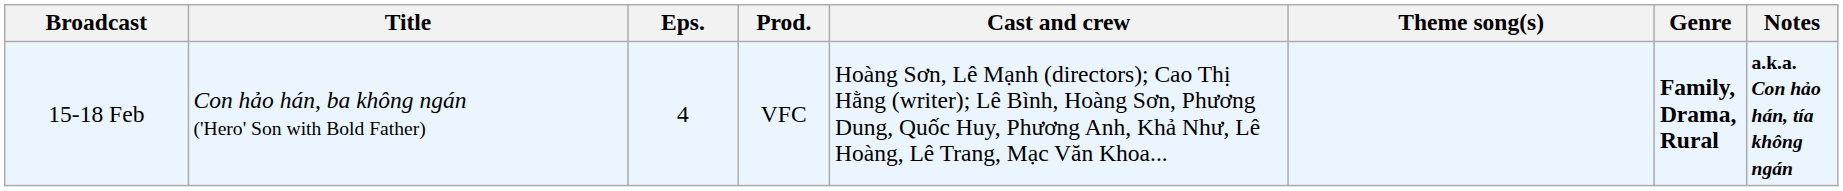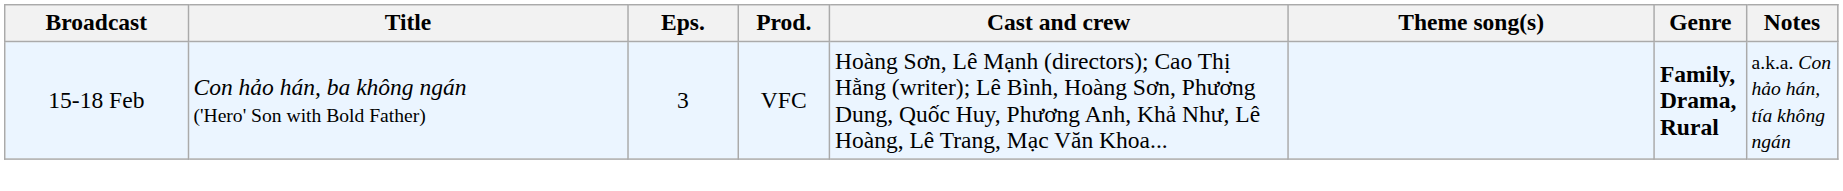(683, 113) 4 -> (683, 100) 3
(1786, 113) bold -> (1791, 101) normal
